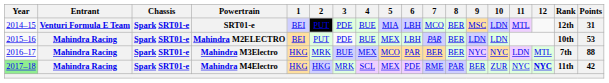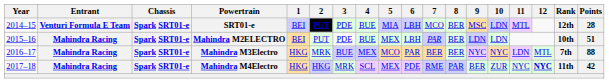(591, 24) 31 -> (591, 24) 28
(591, 38) 53 -> (591, 38) 51
(21, 66) lightgreen background -> (21, 66) no background
